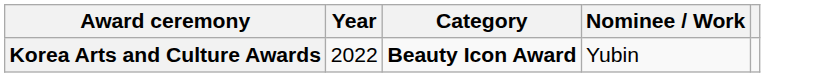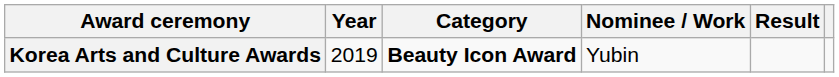+ column: (787, 21)
(354, 54) 2022 -> (354, 54) 2019
